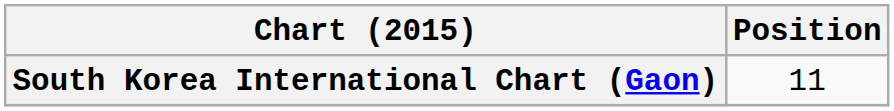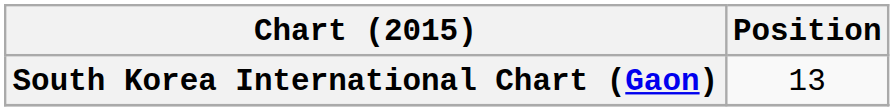(807, 81) 11 -> (807, 81) 13
